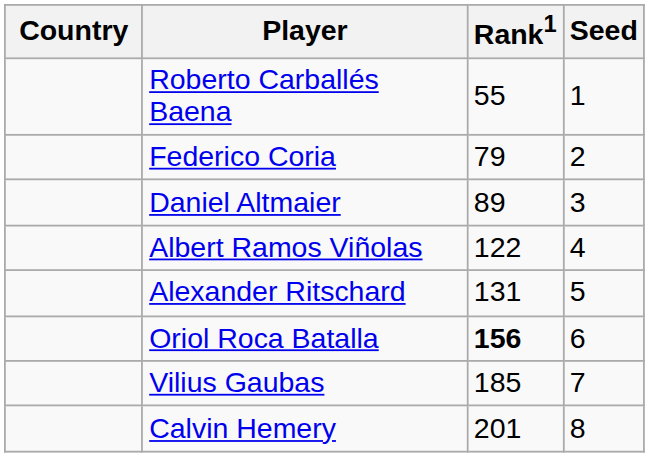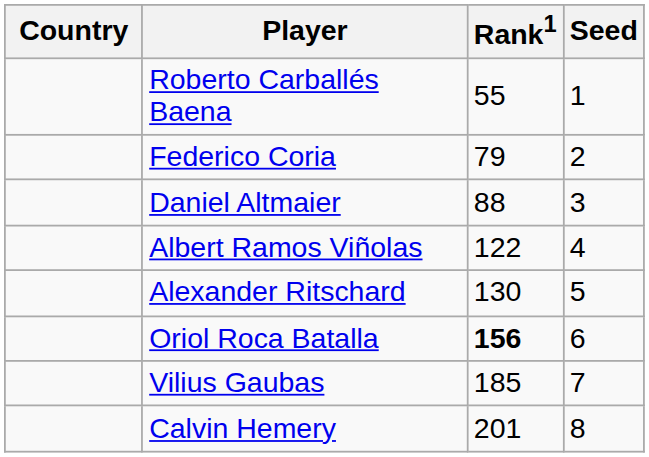(490, 202) 89 -> (490, 202) 88
(498, 292) 131 -> (498, 292) 130
